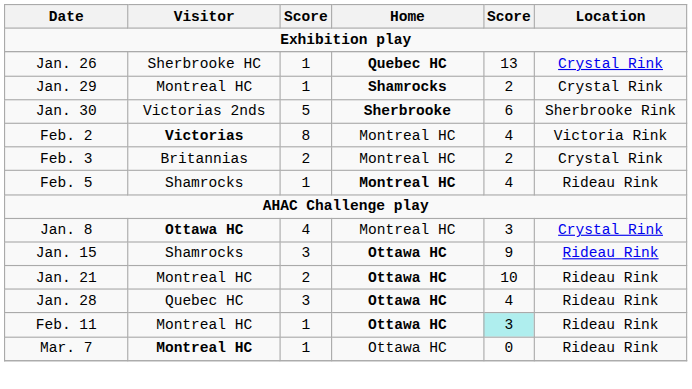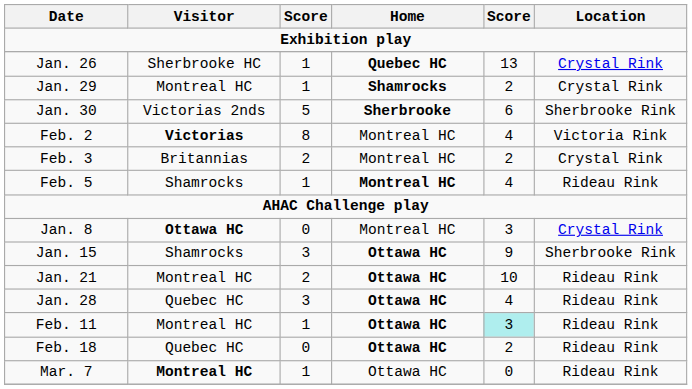(306, 230) 4 -> (306, 230) 0
(611, 254) Rideau Rink -> (611, 254) Sherbrooke Rink
+ row: (66, 349)
